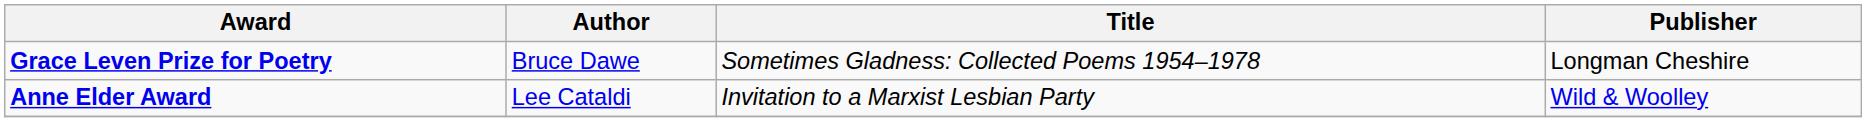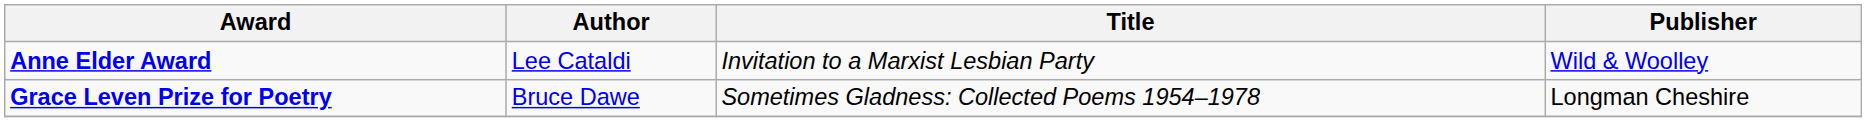rows swapped: (111, 97) <-> (171, 60)
